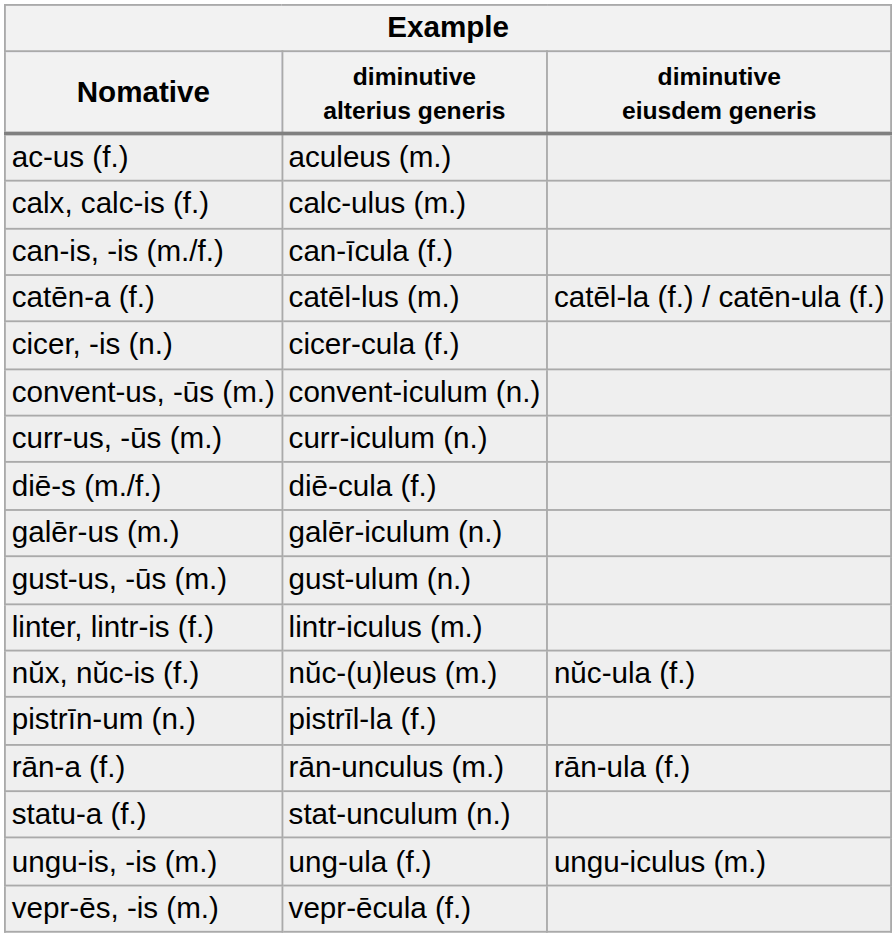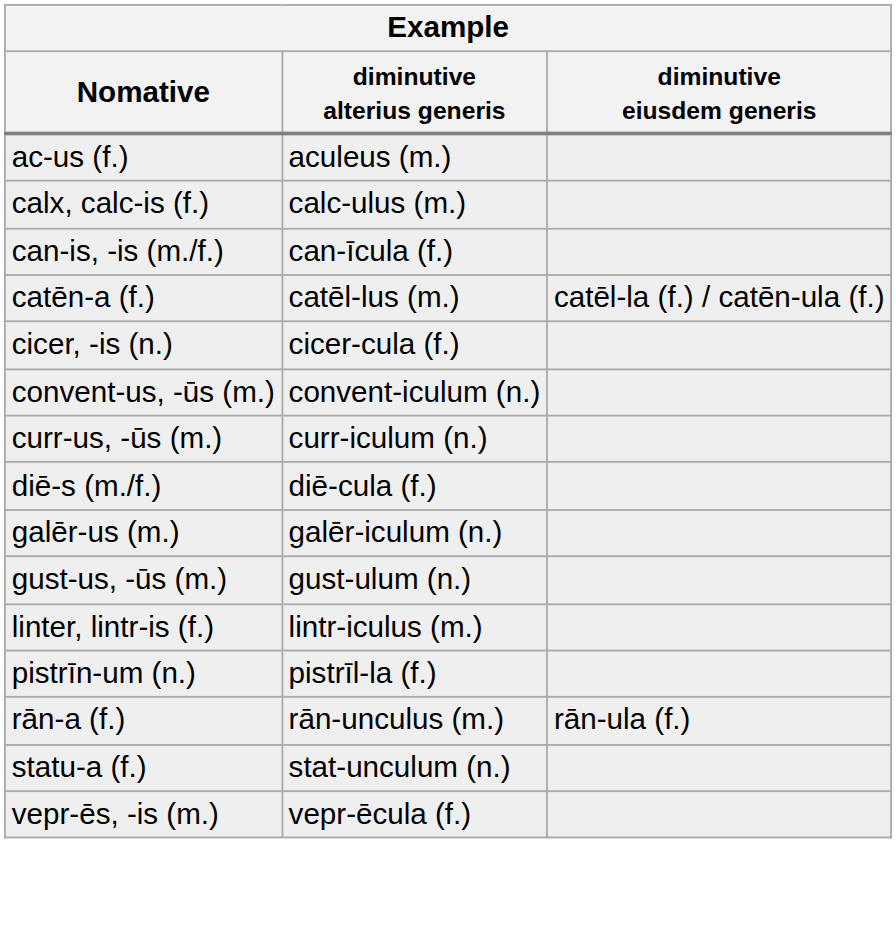- row: (106, 673)
- row: (115, 861)
